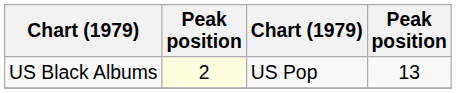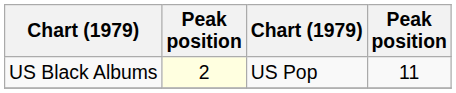(409, 72) 13 -> (409, 72) 11
